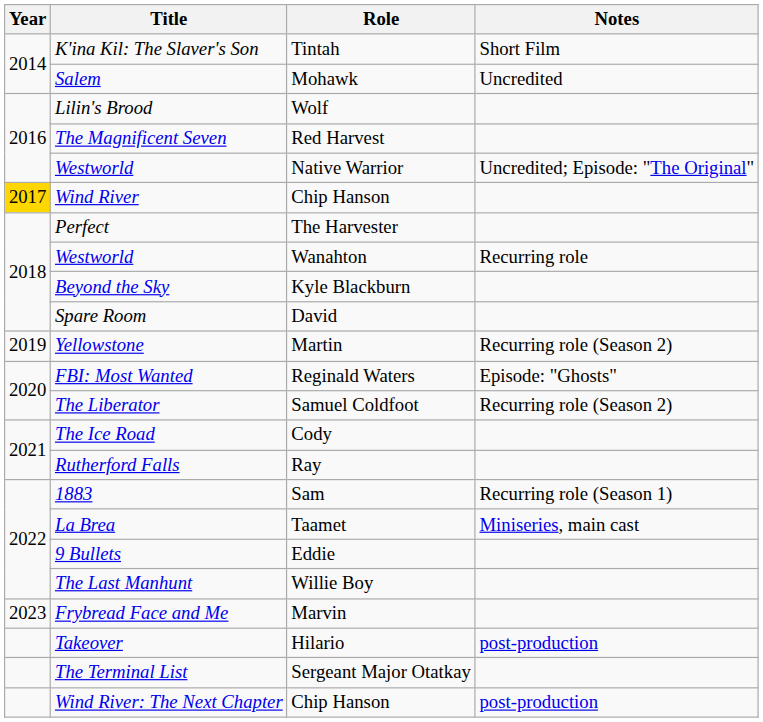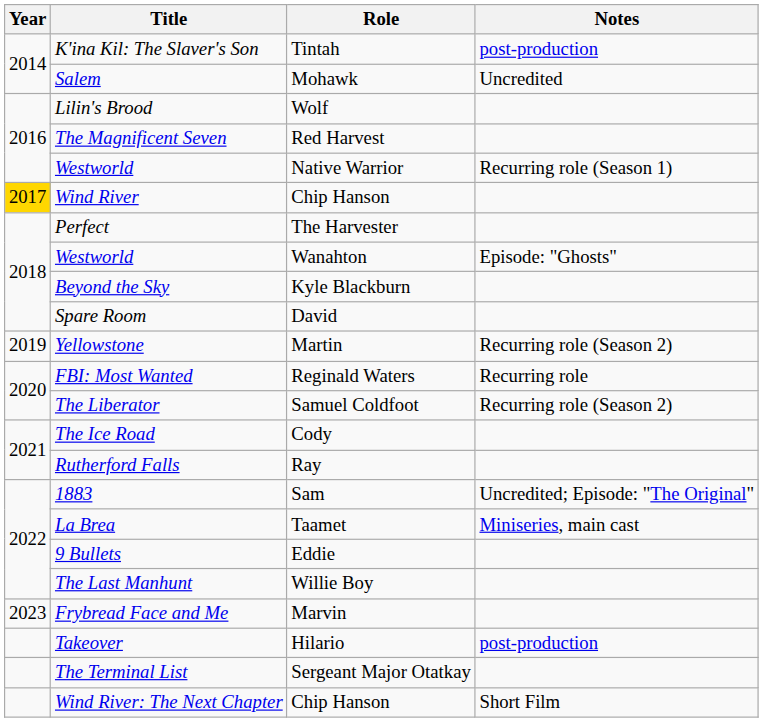(520, 49) Short Film -> (539, 49) post-production
(617, 167) Uncredited; Episode: "The Original" -> (576, 167) Recurring role (Season 1)
(534, 256) Recurring role -> (548, 256) Episode: "Ghosts"
(548, 375) Episode: "Ghosts" -> (534, 375) Recurring role
(576, 494) Recurring role (Season 1) -> (617, 494) Uncredited; Episode: "The Original"
(539, 702) post-production -> (520, 702) Short Film
